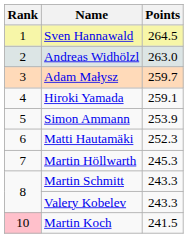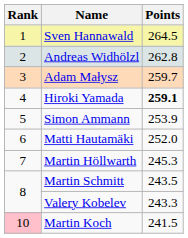(163, 56) 263.0 -> (163, 56) 262.8
(163, 98) normal -> (163, 98) bold
(163, 139) 252.3 -> (163, 139) 252.0
(163, 181) 243.3 -> (163, 181) 243.5
